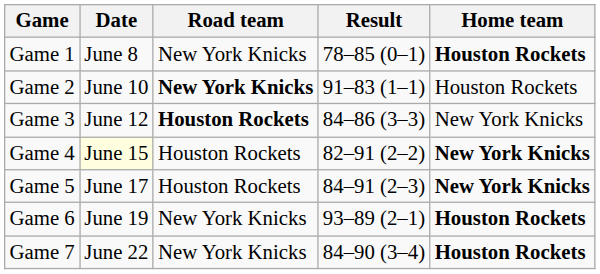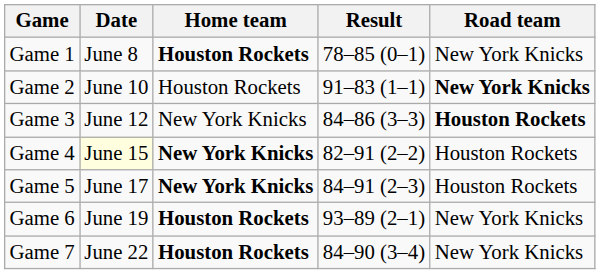columns swapped: (236, 20) <-> (512, 20)
